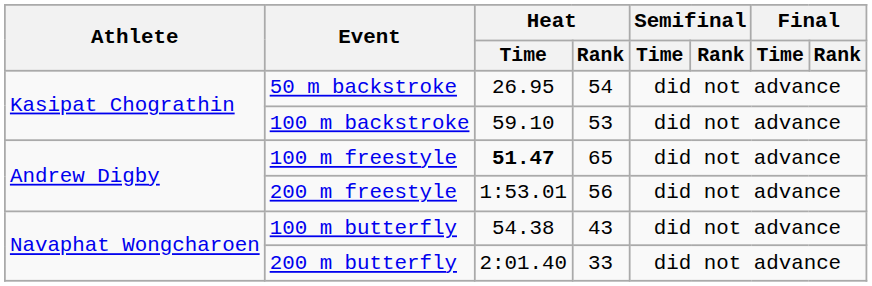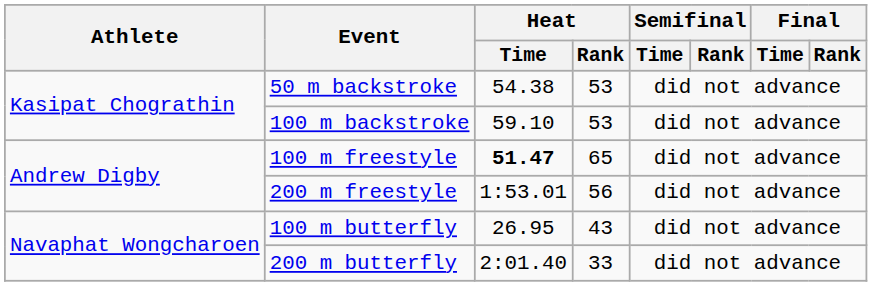(523, 88) 26.95 -> (523, 88) 54.38
(601, 88) 54 -> (601, 88) 53
(523, 228) 54.38 -> (523, 228) 26.95
